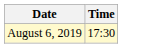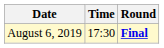+ column: (138, 14)
